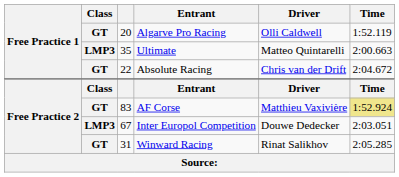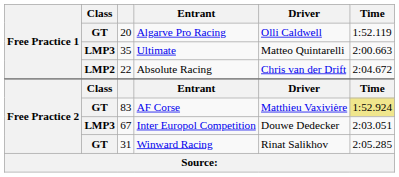(100, 69) GT -> (100, 69) LMP2
